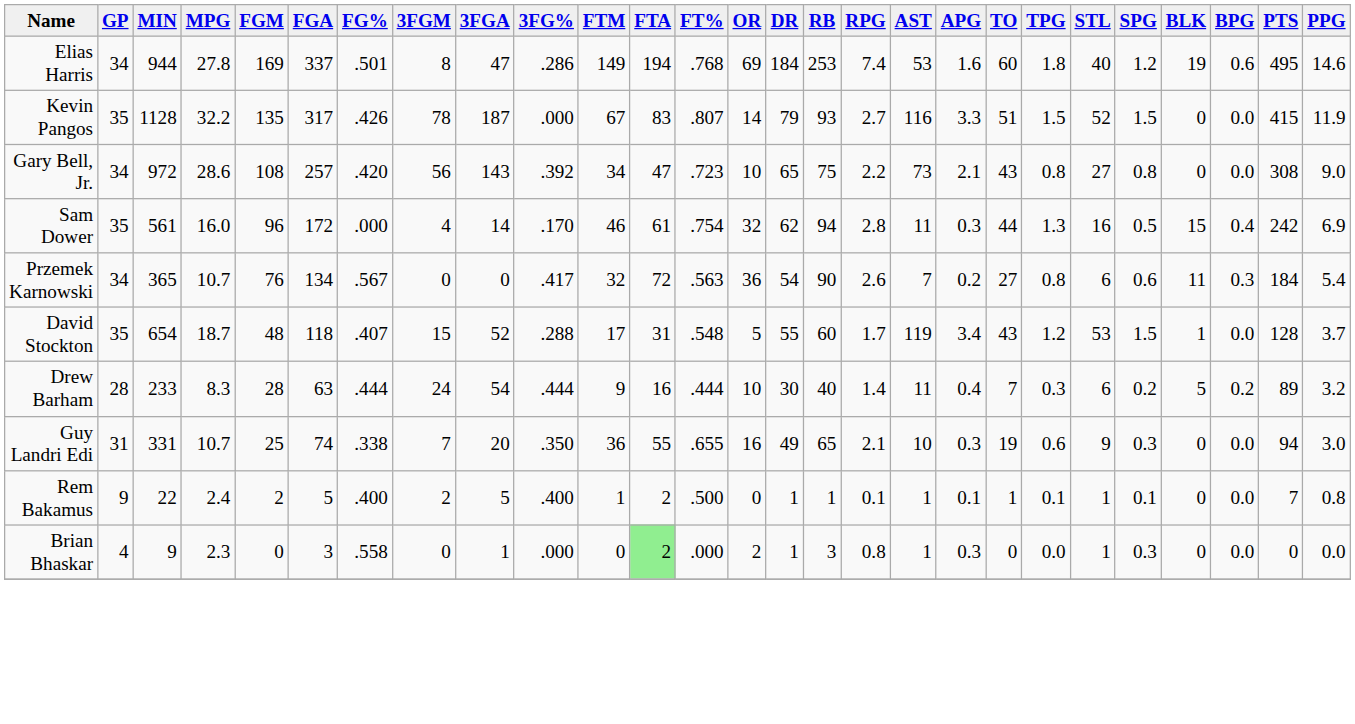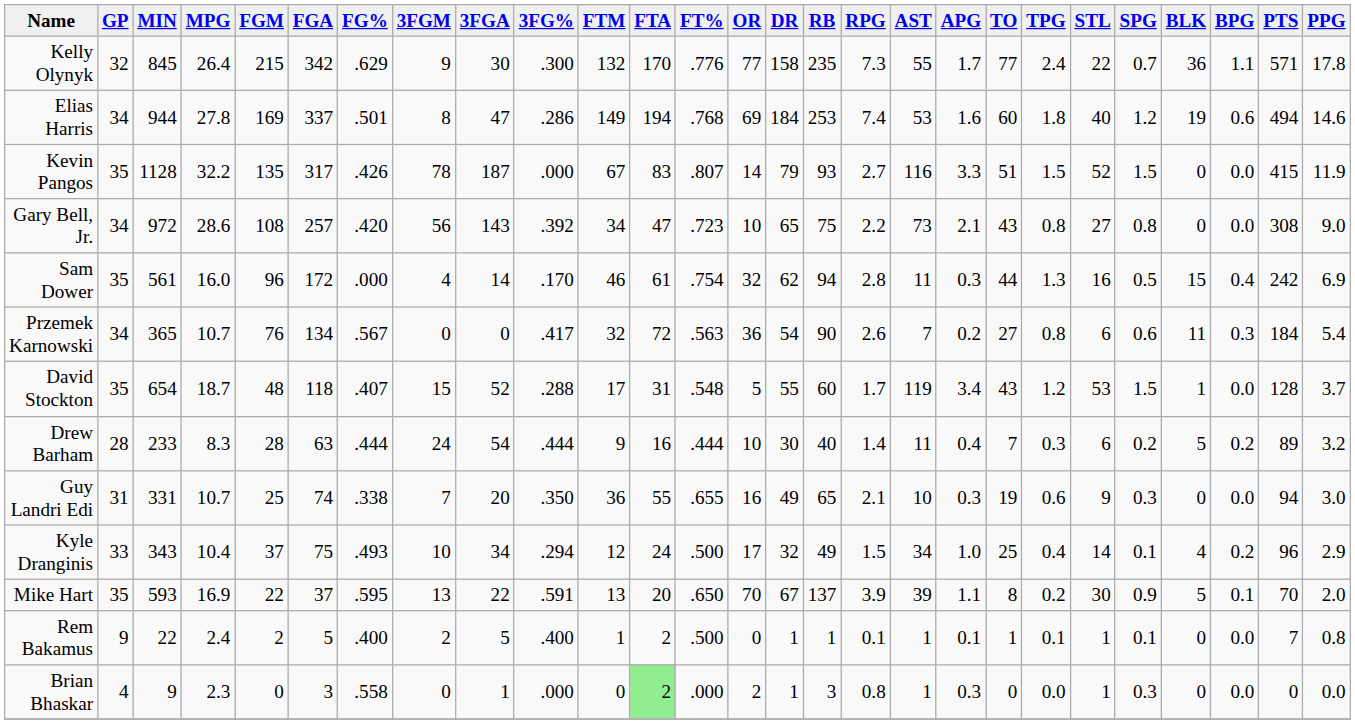+ row: (64, 63)
(1284, 63) 495 -> (1284, 117) 494
+ row: (55, 551)
+ row: (53, 594)
